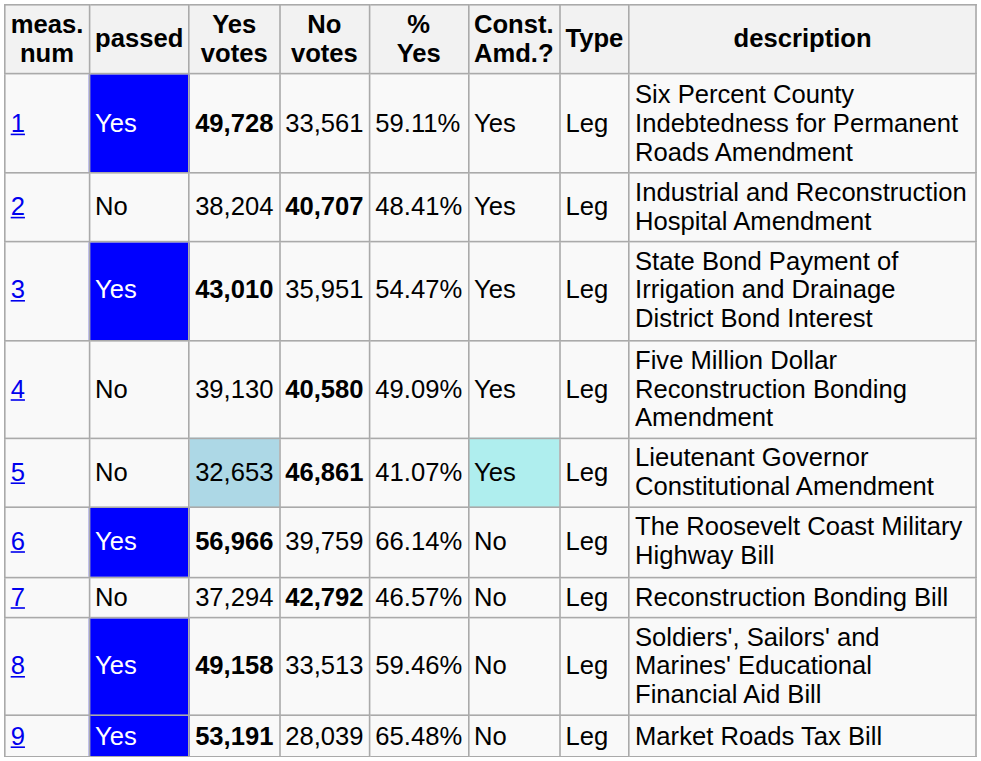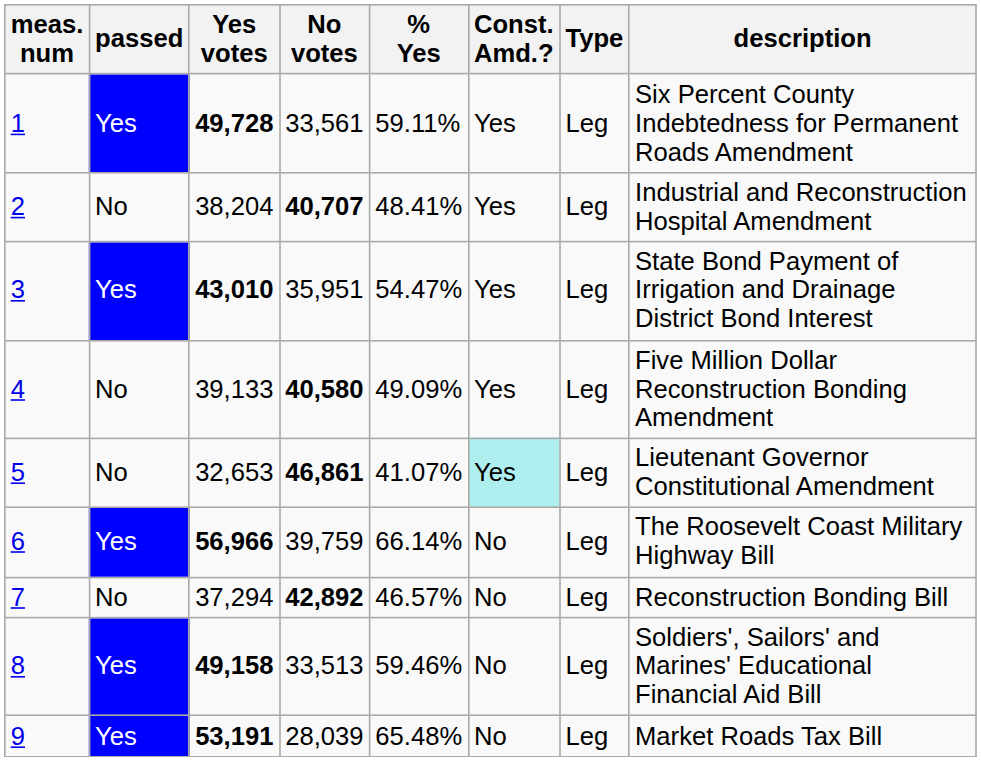(234, 388) 39,130 -> (234, 388) 39,133
(234, 472) lightblue background -> (234, 472) no background
(324, 597) 42,792 -> (324, 597) 42,892
